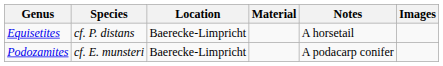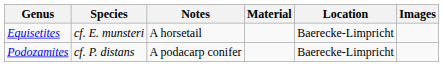columns swapped: (198, 14) <-> (348, 14)
(104, 33) cf. P. distans -> (109, 33) cf. E. munsteri
(109, 52) cf. E. munsteri -> (104, 52) cf. P. distans
